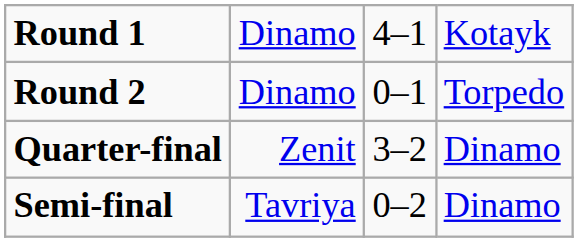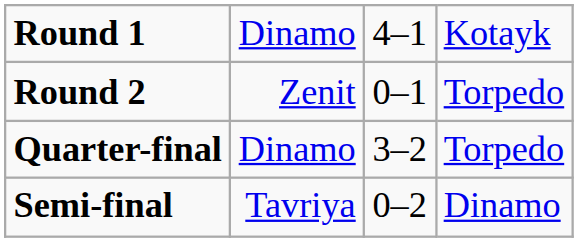(297, 90) Dinamo -> (317, 90) Zenit
(317, 148) Zenit -> (297, 148) Dinamo
(502, 148) Dinamo -> (504, 148) Torpedo
